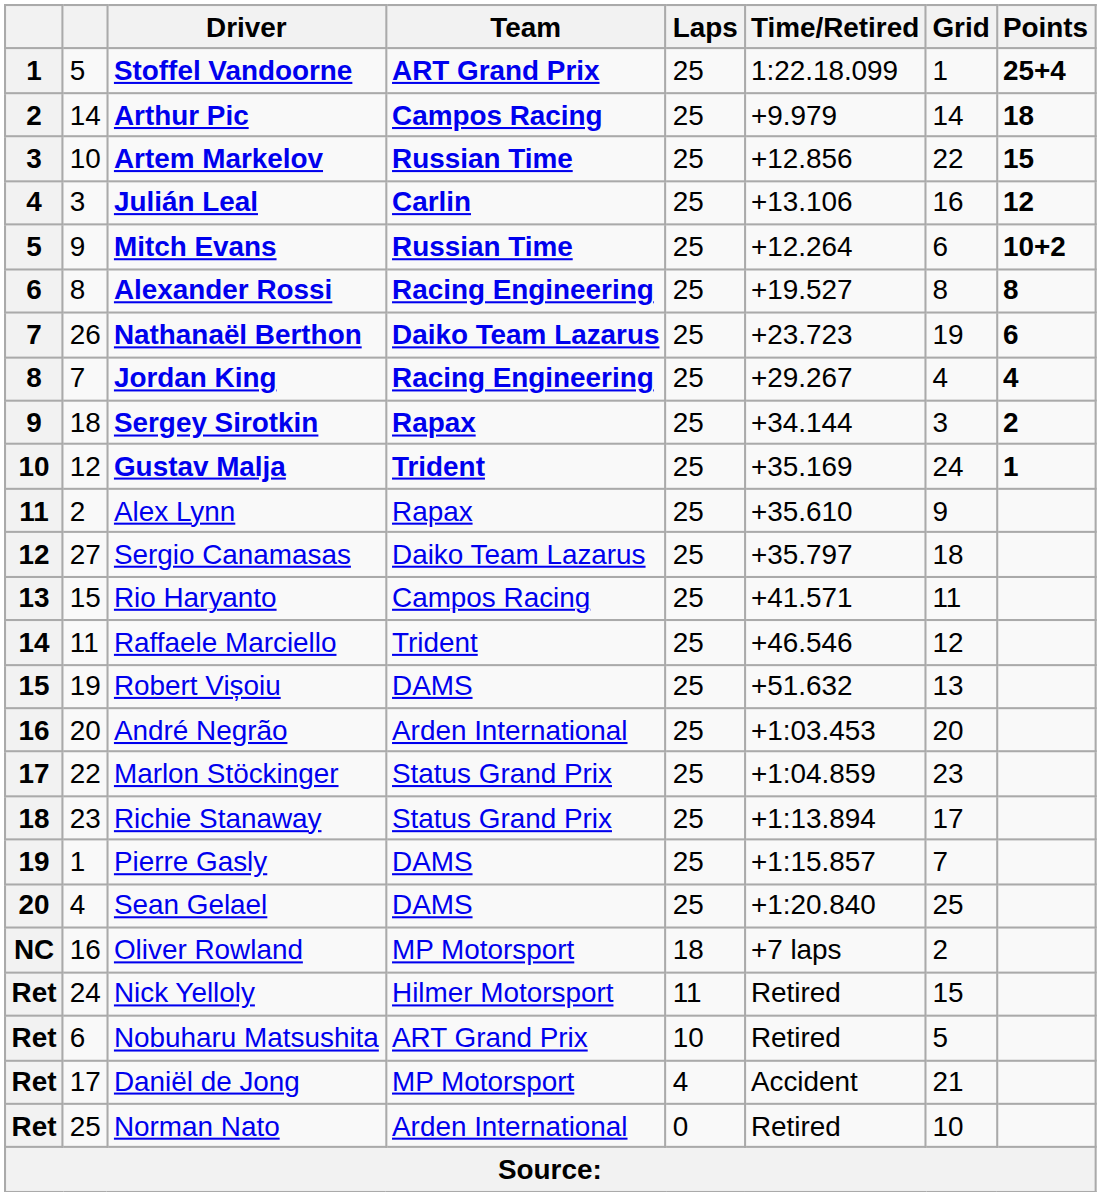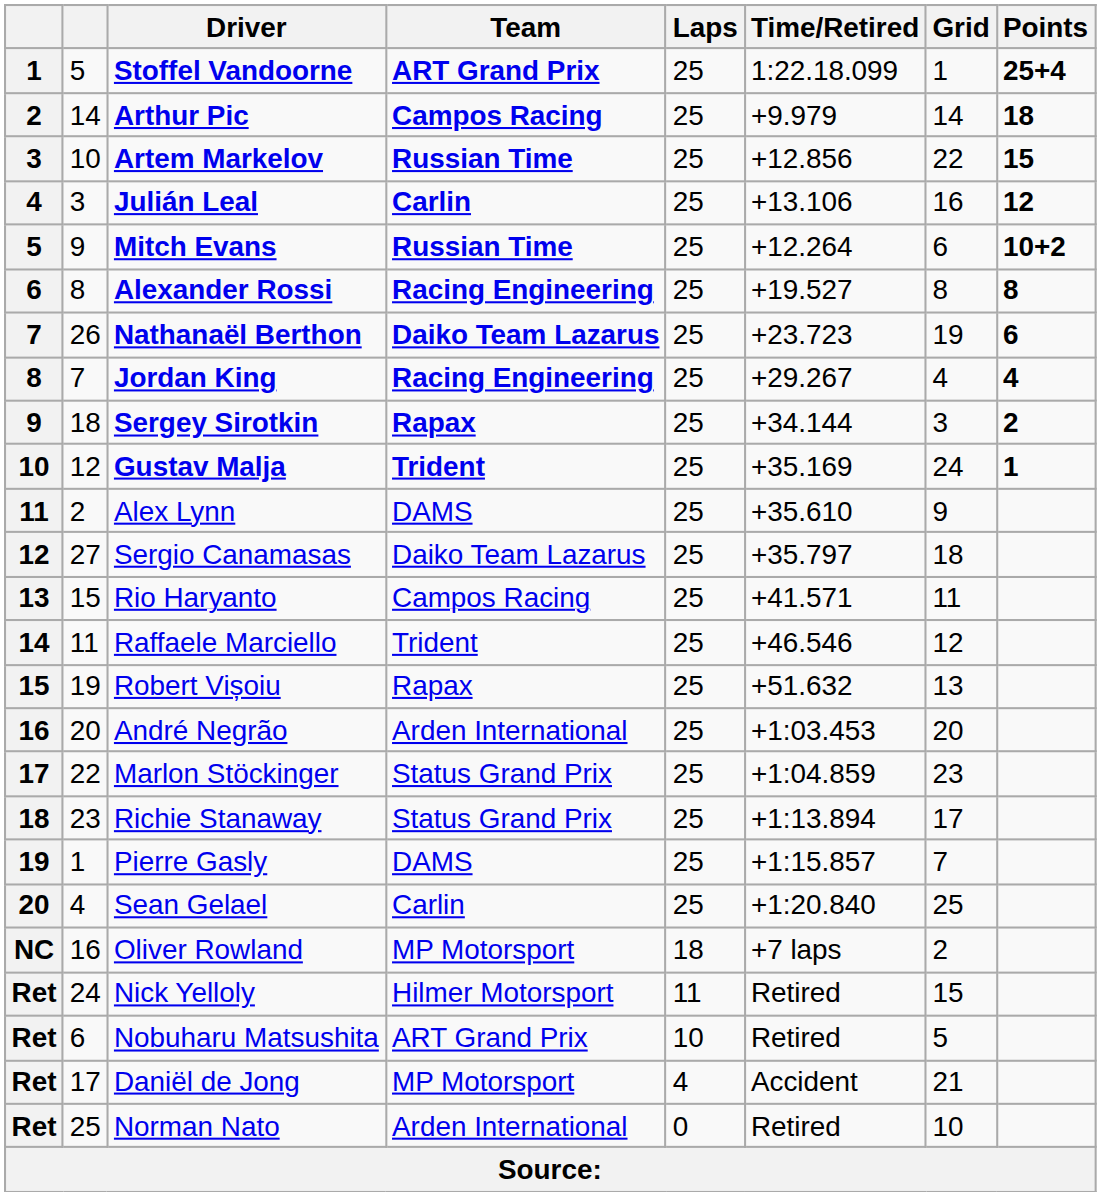(432, 510) Rapax -> (432, 510) DAMS
(432, 686) DAMS -> (432, 686) Rapax
(432, 906) DAMS -> (428, 906) Carlin
